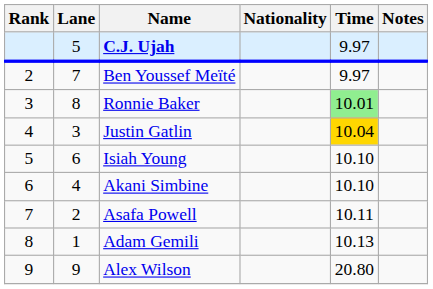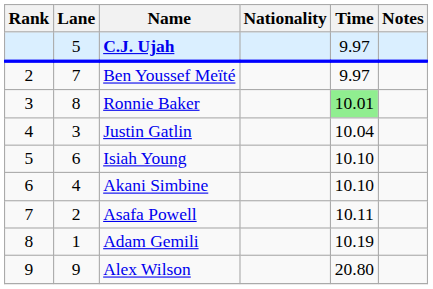(354, 131) gold background -> (354, 131) no background
(354, 241) 10.13 -> (354, 241) 10.19
